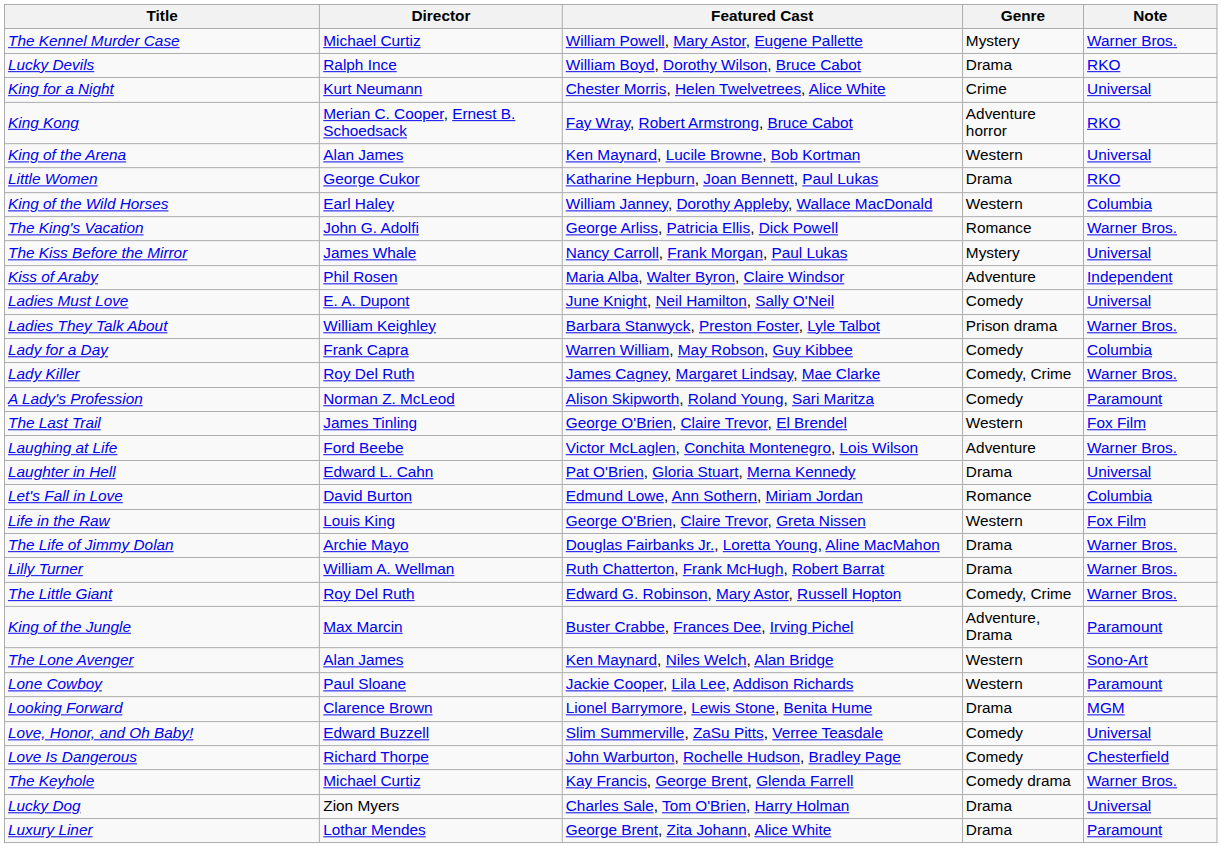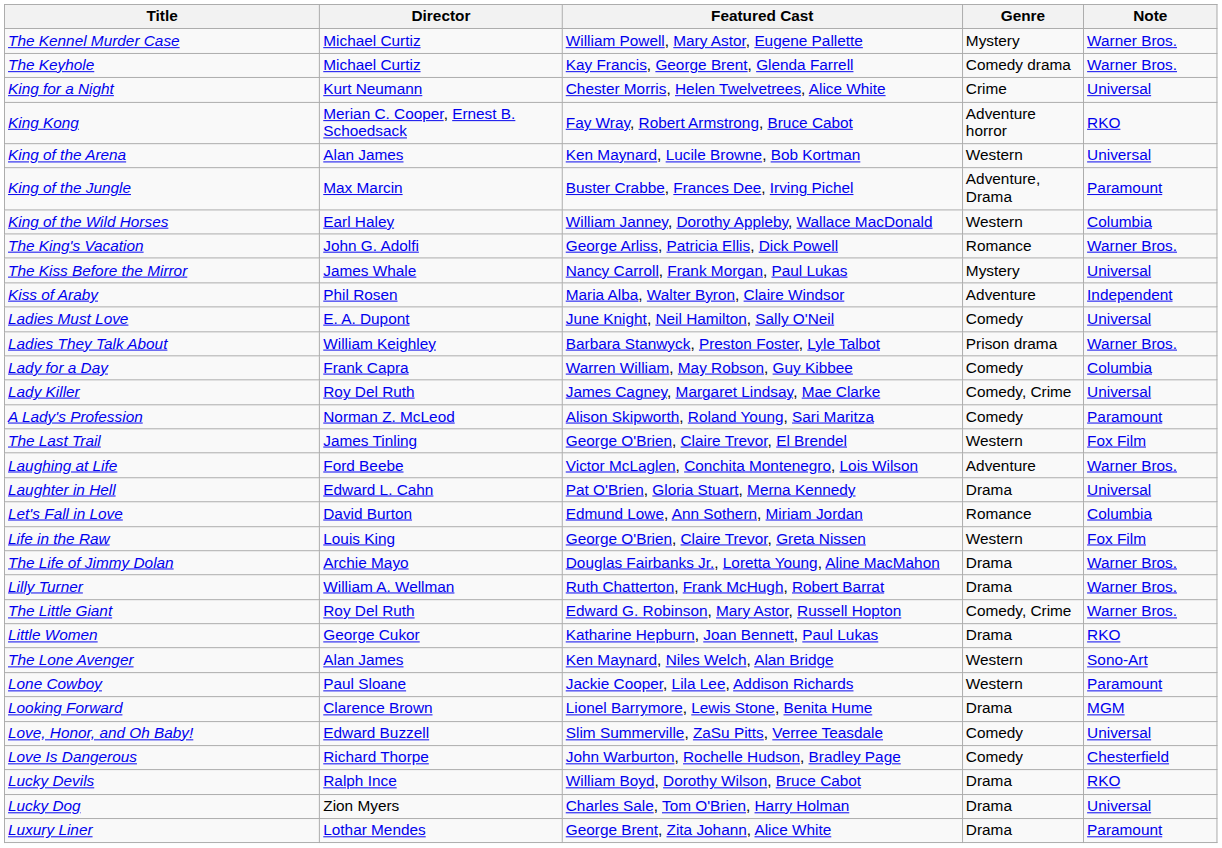rows swapped: (51, 782) <-> (51, 65)
rows swapped: (70, 627) <-> (53, 180)
(1132, 374) Warner Bros. -> (1119, 392) Universal
